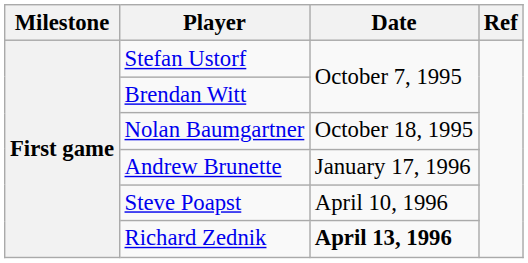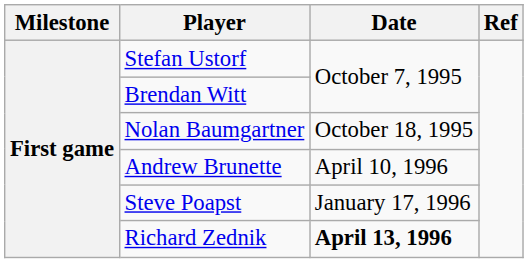(393, 166) January 17, 1996 -> (381, 166) April 10, 1996
(381, 202) April 10, 1996 -> (393, 202) January 17, 1996
